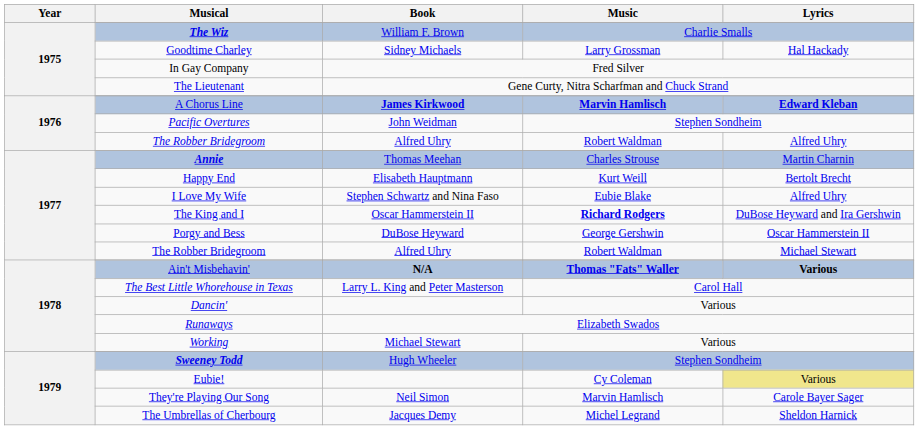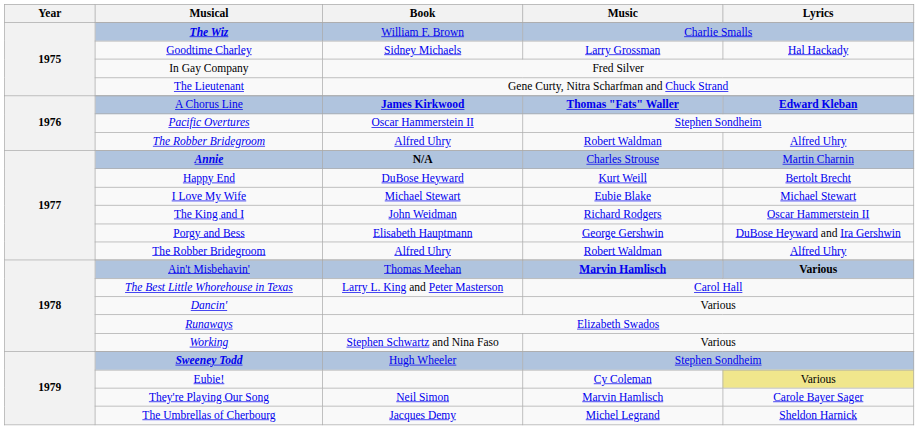(623, 104) Marvin Hamlisch -> (623, 104) Thomas "Fats" Waller
(423, 123) John Weidman -> (423, 123) Oscar Hammerstein II
(423, 159) Thomas Meehan -> (423, 159) N/A
(423, 178) Elisabeth Hauptmann -> (423, 178) DuBose Heyward
(423, 196) Stephen Schwartz and Nina Faso -> (423, 196) Michael Stewart
(818, 196) Alfred Uhry -> (818, 196) Michael Stewart
(423, 214) Oscar Hammerstein II -> (423, 214) John Weidman
(623, 214) bold -> (623, 214) normal
(818, 214) DuBose Heyward and Ira Gershwin -> (818, 214) Oscar Hammerstein II
(423, 232) DuBose Heyward -> (423, 232) Elisabeth Hauptmann
(818, 232) Oscar Hammerstein II -> (818, 232) DuBose Heyward and Ira Gershwin
(818, 251) Michael Stewart -> (818, 251) Alfred Uhry
(423, 269) N/A -> (423, 269) Thomas Meehan
(623, 269) Thomas "Fats" Waller -> (623, 269) Marvin Hamlisch
(423, 342) Michael Stewart -> (423, 342) Stephen Schwartz and Nina Faso
